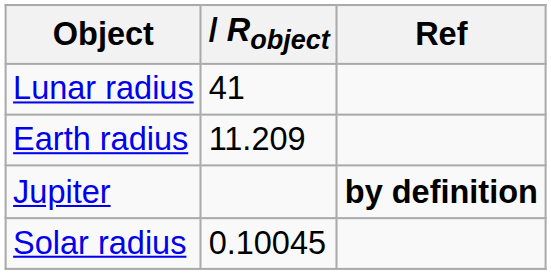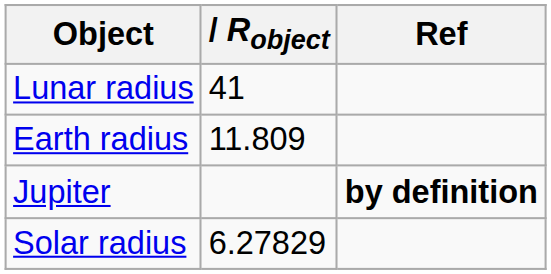(257, 139) 11.209 -> (257, 139) 11.809
(267, 242) 0.10045 -> (267, 242) 6.27829
